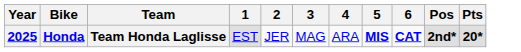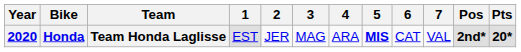+ column: (439, 15)
(22, 36) 2025 -> (22, 36) 2020
(408, 36) bold -> (408, 36) normal
